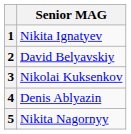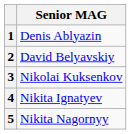(61, 35) Nikita Ignatyev -> (61, 35) Denis Ablyazin
(61, 98) Denis Ablyazin -> (61, 98) Nikita Ignatyev
